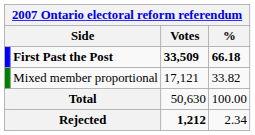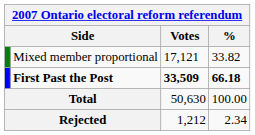rows swapped: (63, 57) <-> (86, 78)
(191, 120) bold -> (191, 120) normal
